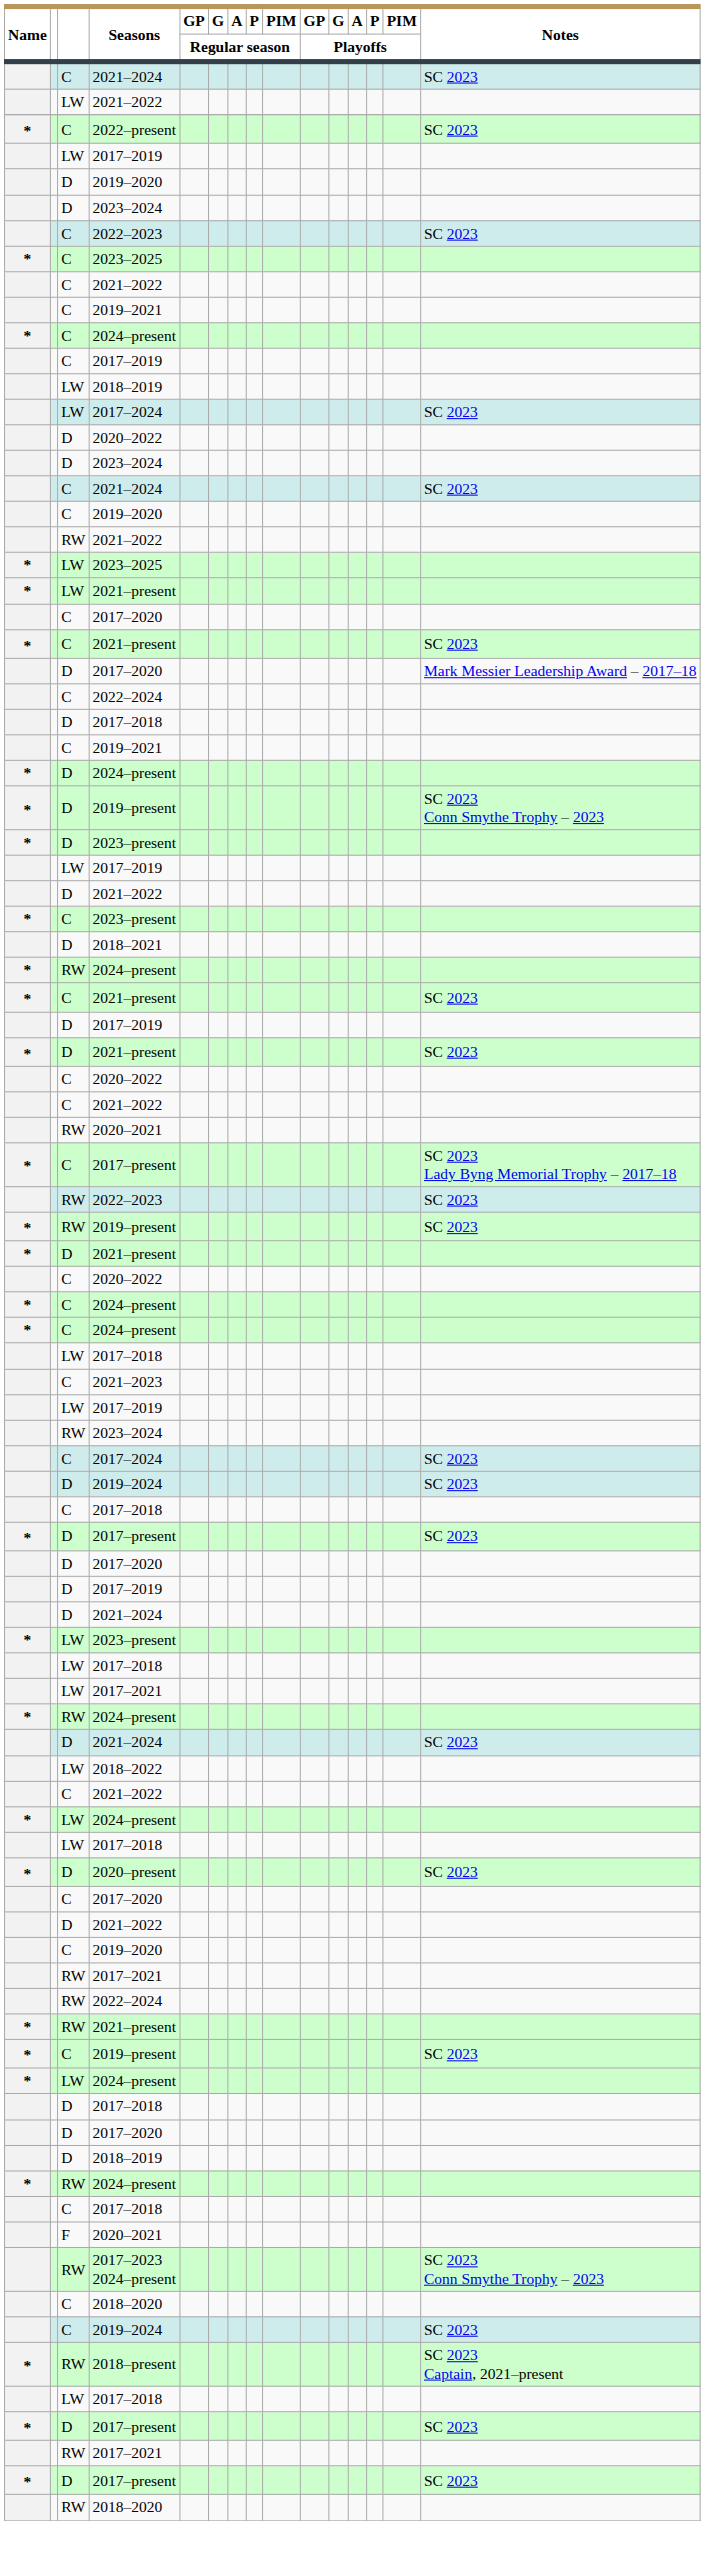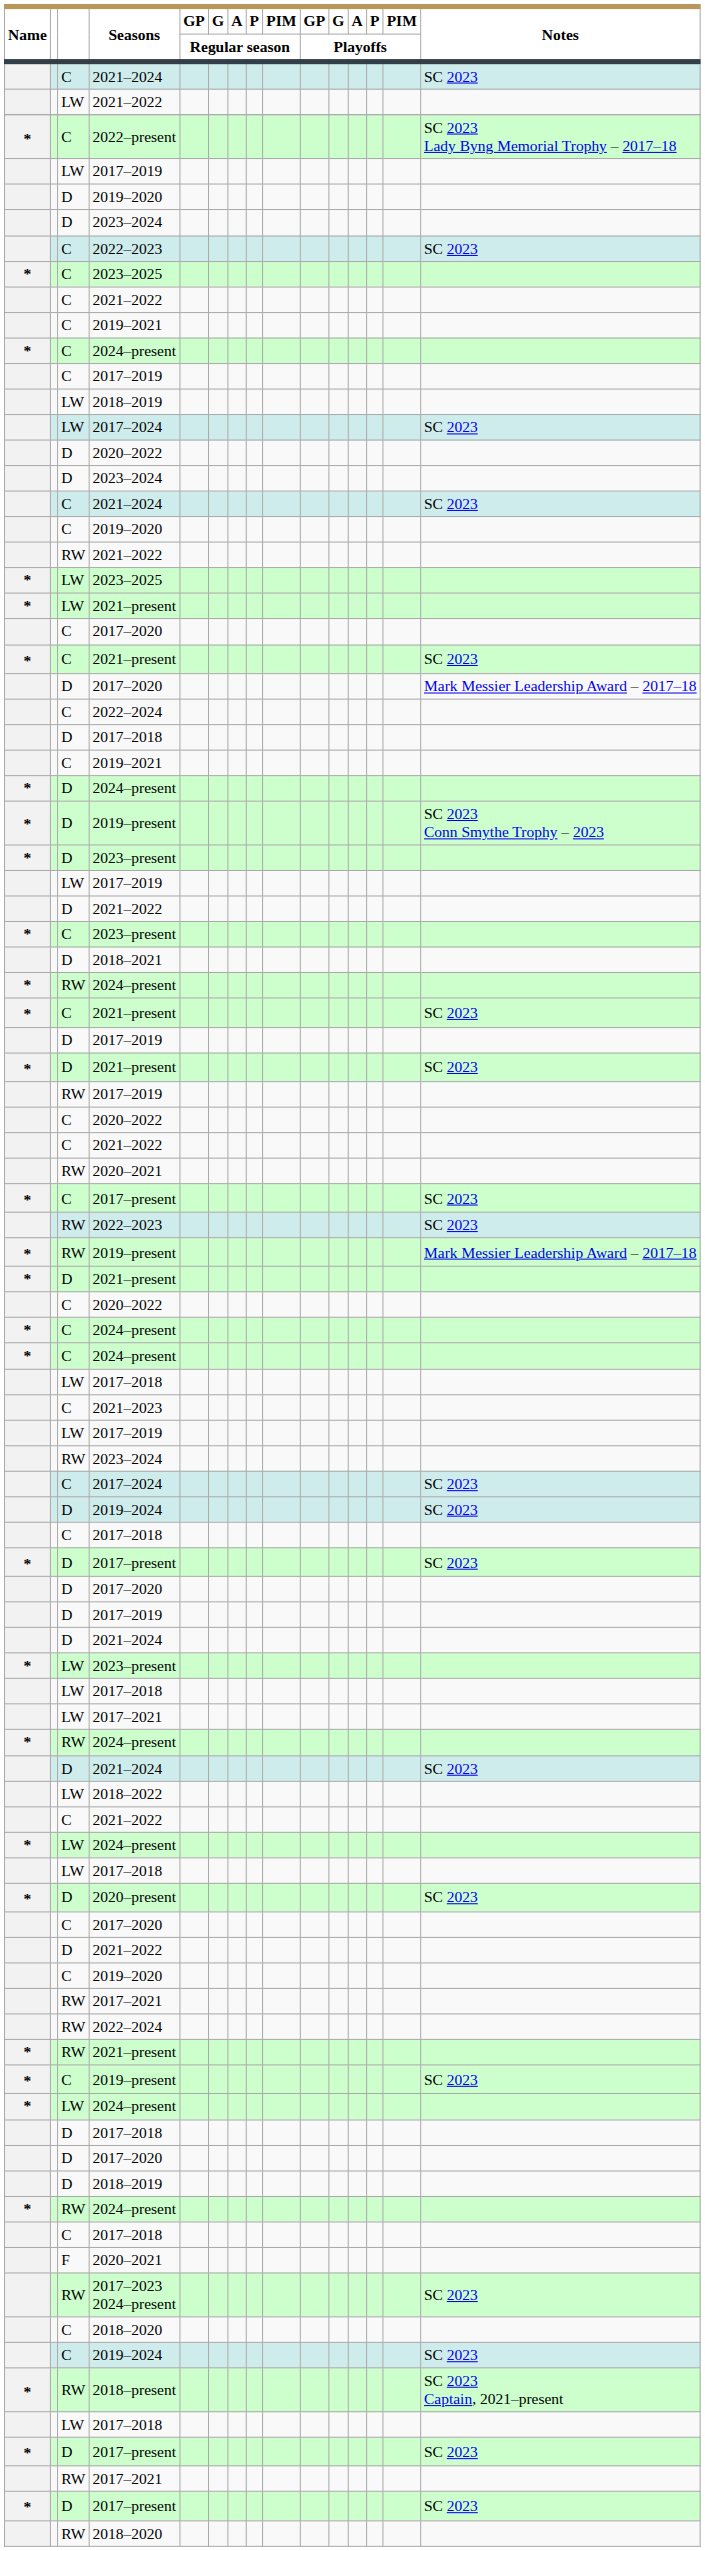(451, 129) SC 2023 -> (550, 137) SC 2023 Lady Byng Memorial Trophy – 2017–18
+ row: (73, 1094)
(550, 1164) SC 2023 Lady Byng Memorial Trophy – 2017–18 -> (451, 1198) SC 2023
(451, 1226) SC 2023 -> (560, 1252) Mark Messier Leadership Award – 2017–18
(514, 2269) SC 2023 Conn Smythe Trophy – 2023 -> (451, 2295) SC 2023
